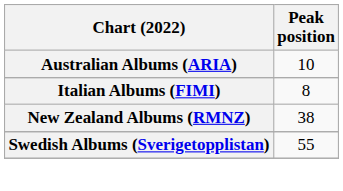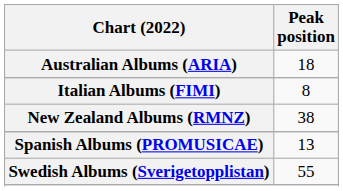(306, 63) 10 -> (306, 63) 18
+ row: (139, 144)
